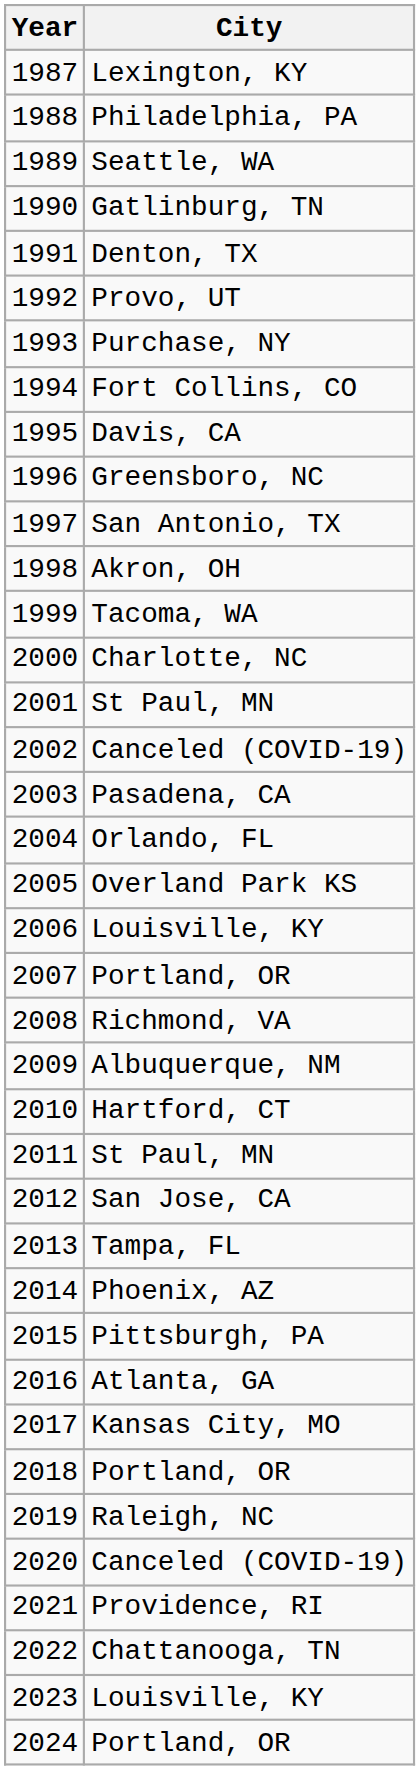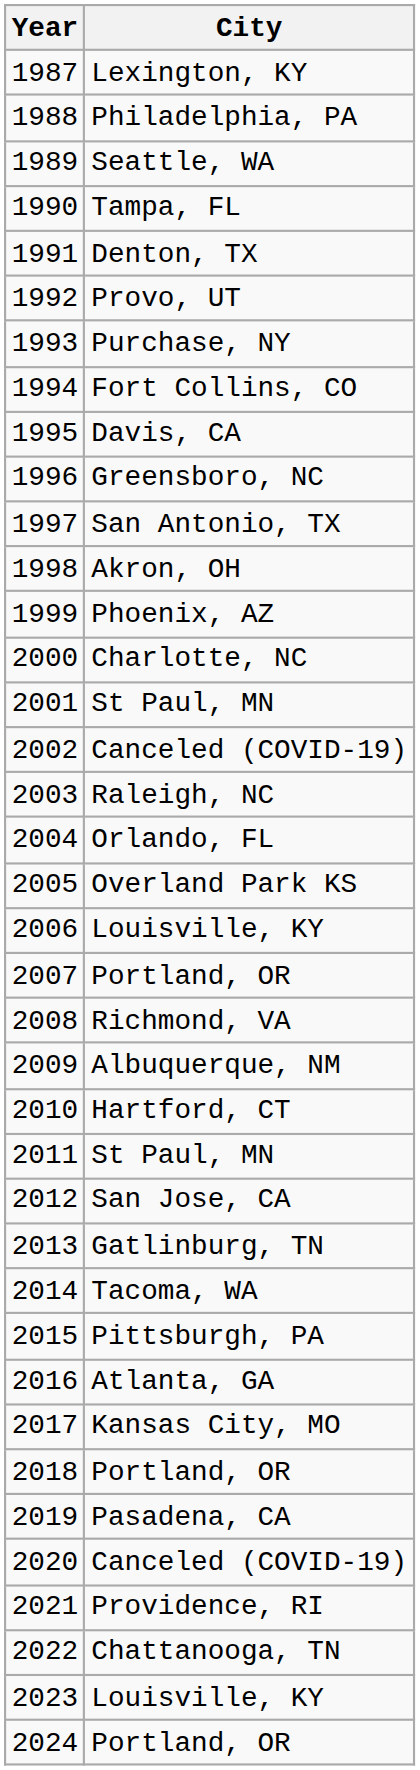(208, 208) Gatlinburg, TN -> (166, 208) Tampa, FL
(174, 614) Tacoma, WA -> (183, 614) Phoenix, AZ
(191, 795) Pasadena, CA -> (183, 795) Raleigh, NC
(166, 1246) Tampa, FL -> (208, 1246) Gatlinburg, TN
(183, 1291) Phoenix, AZ -> (174, 1291) Tacoma, WA
(183, 1517) Raleigh, NC -> (191, 1517) Pasadena, CA
